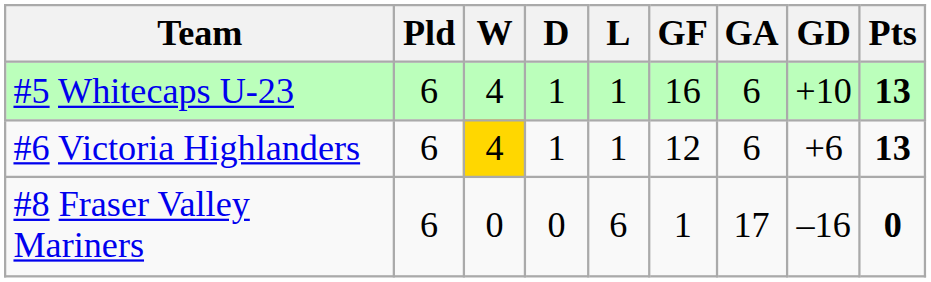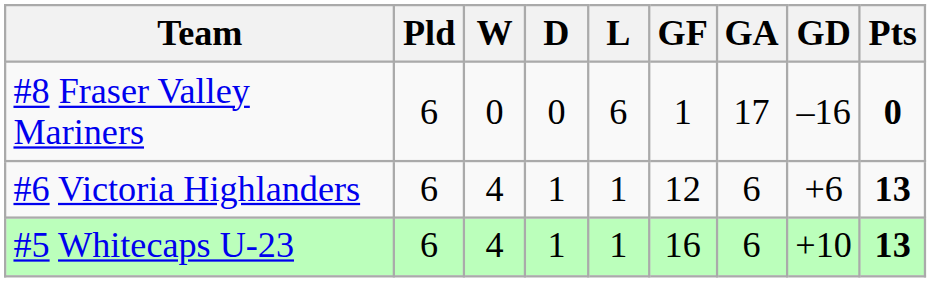rows swapped: (154, 90) <-> (132, 225)
(495, 147) gold background -> (495, 188) no background
